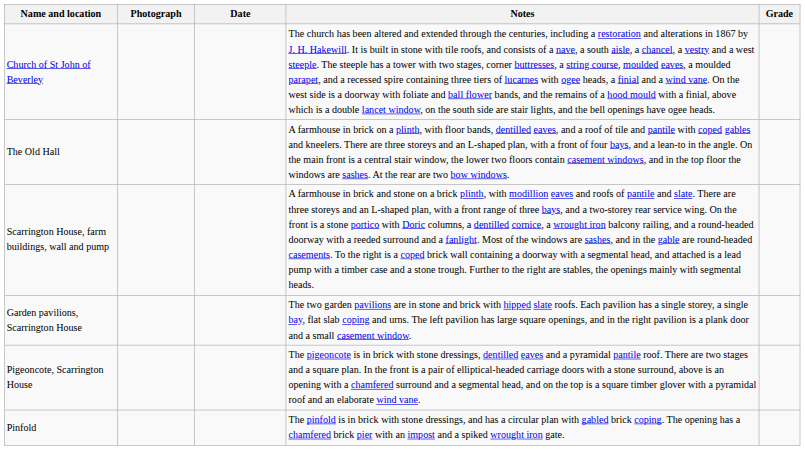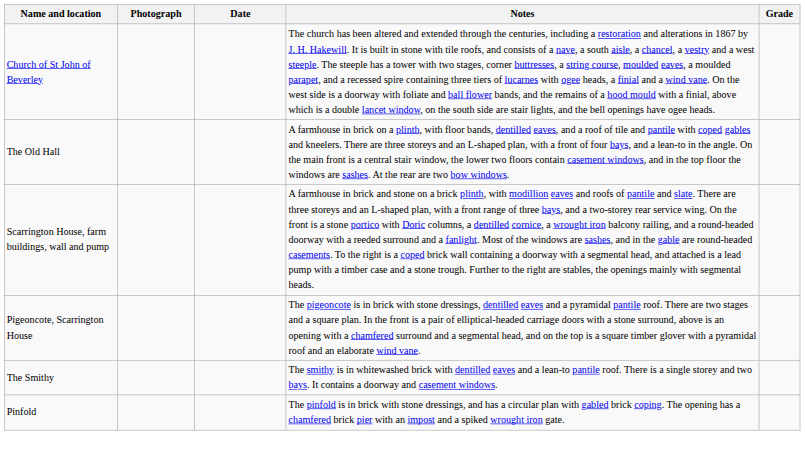- row: (44, 320)
+ row: (30, 377)
